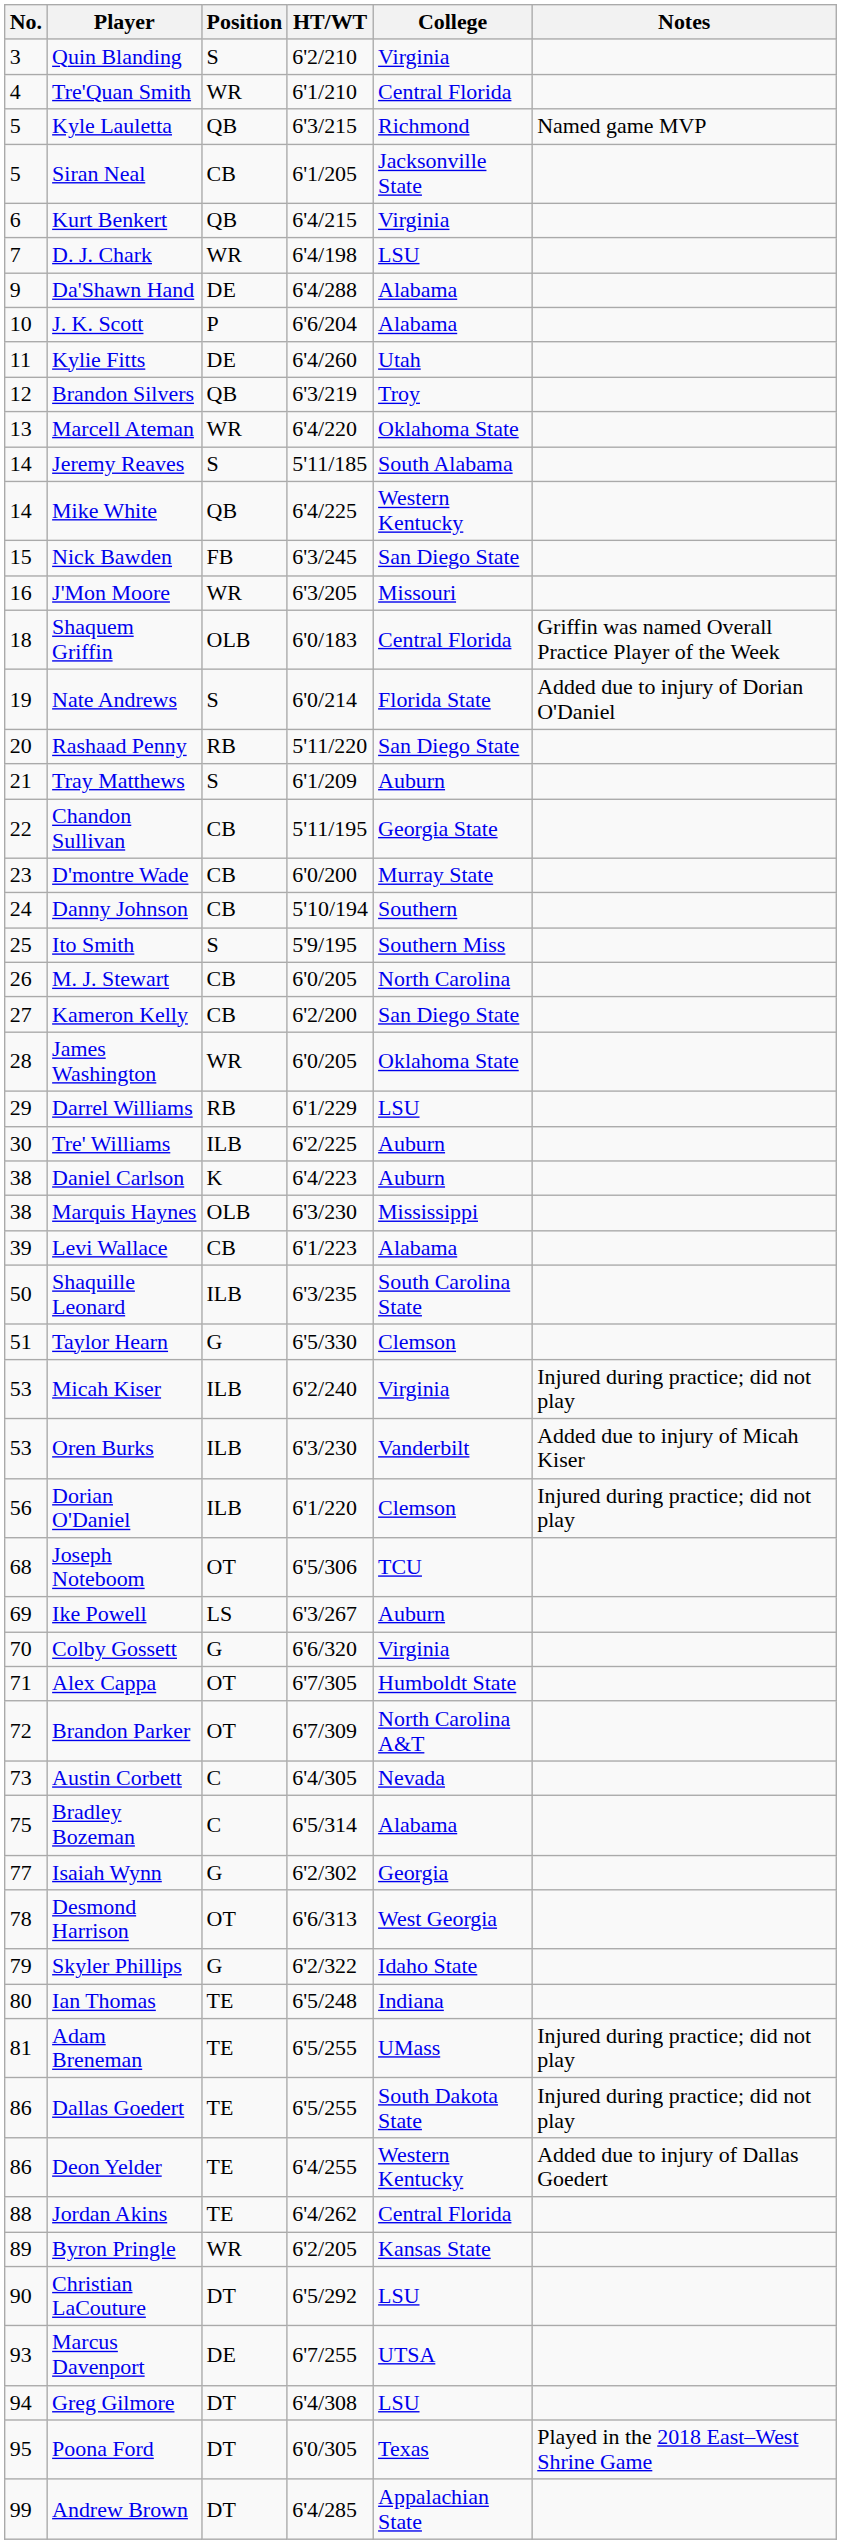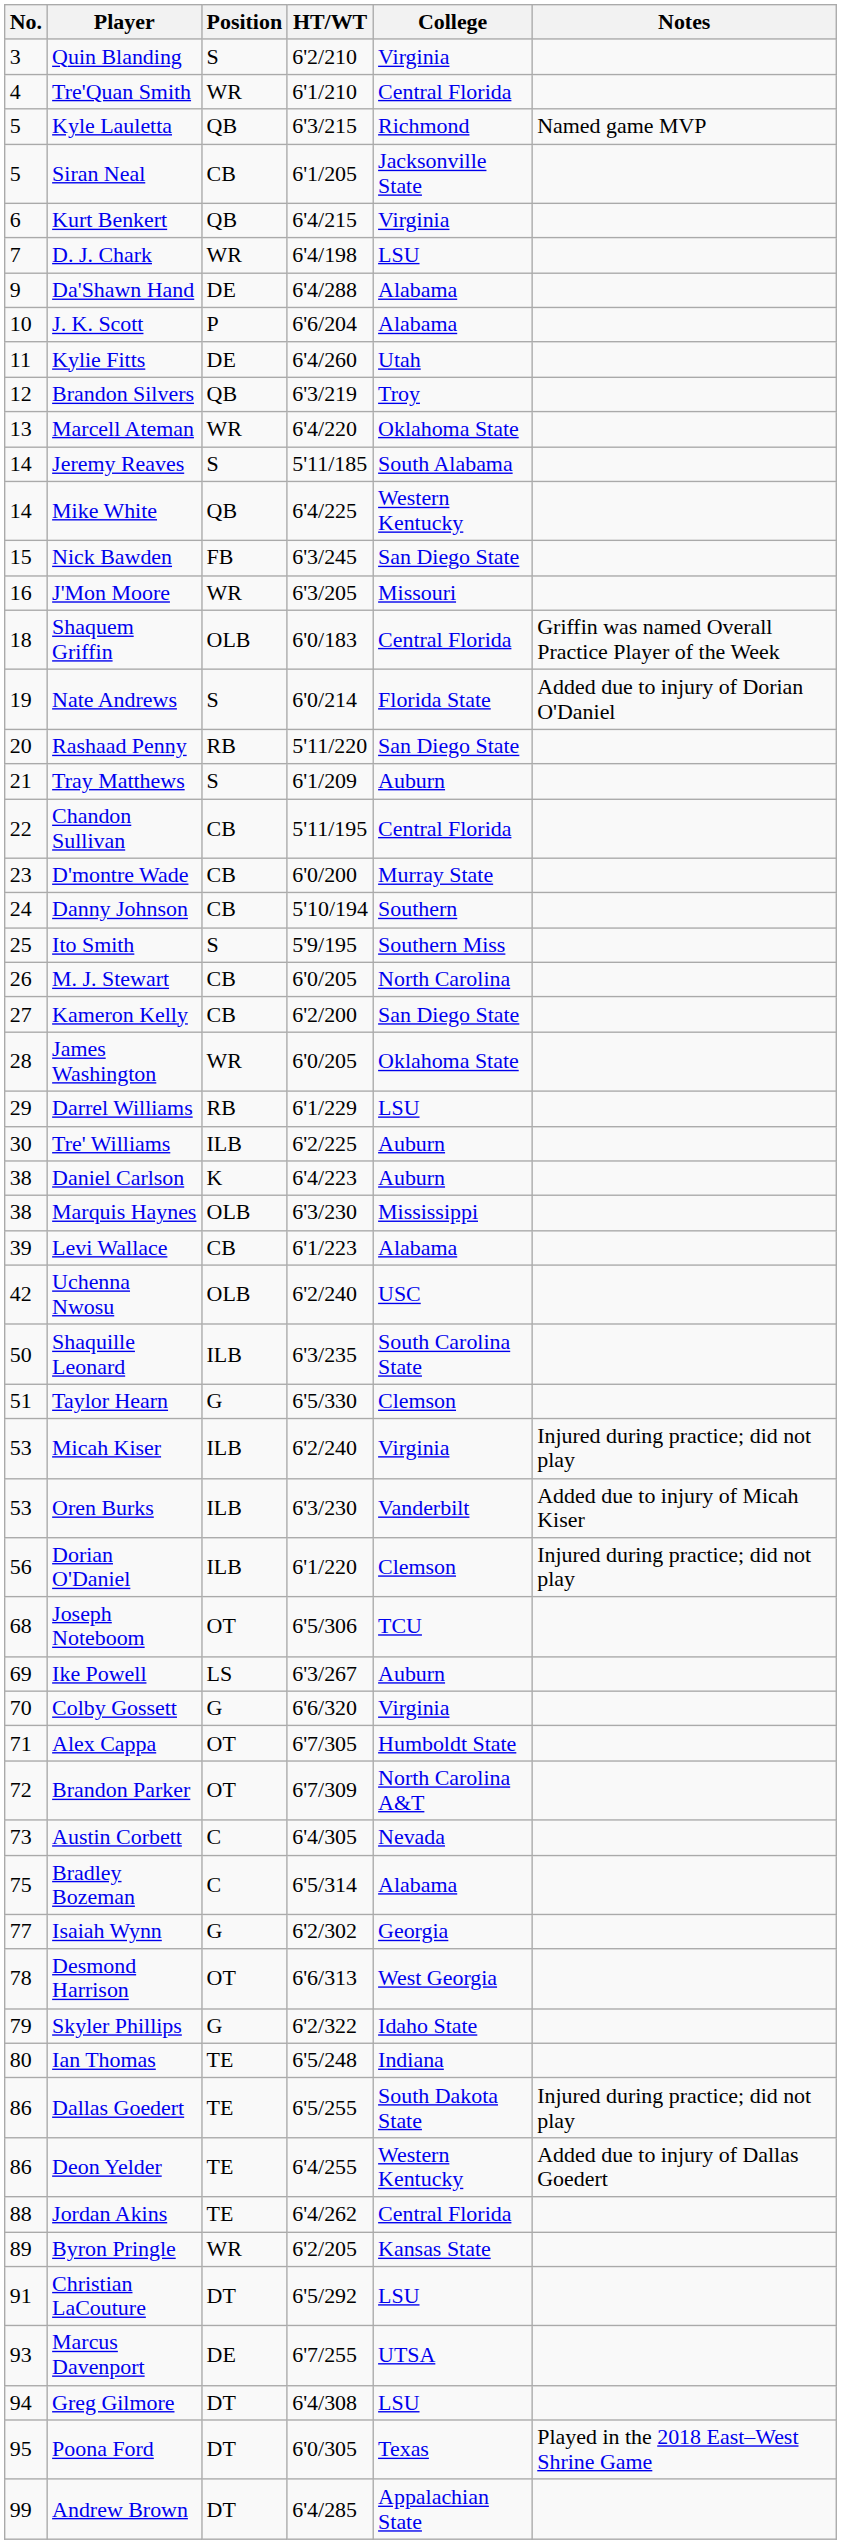(438, 828) Georgia State -> (445, 828) Central Florida
+ row: (91, 1294)
- row: (97, 2048)
(21, 2295) 90 -> (21, 2295) 91
